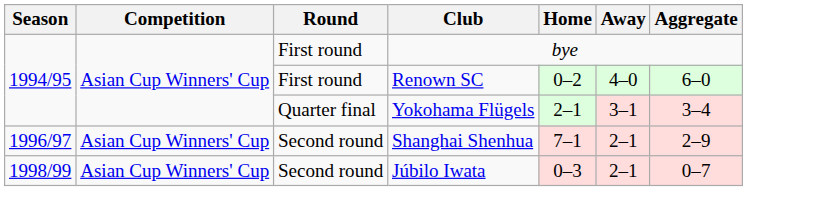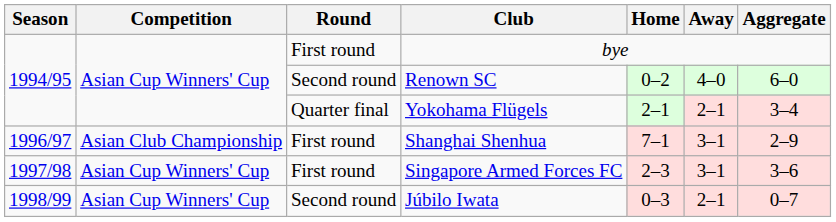(320, 79) First round -> (344, 79) Second round
(623, 110) 3–1 -> (711, 110) 2–1
(175, 140) Asian Cup Winners' Cup -> (181, 140) Asian Club Championship
(331, 140) Second round -> (333, 140) First round
(623, 140) 2–1 -> (711, 140) 3–1
+ row: (514, 170)
